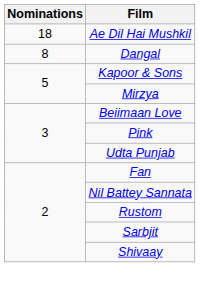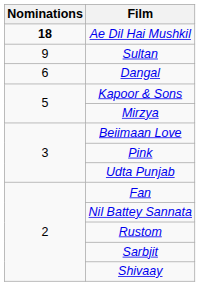(45, 34) normal -> (45, 34) bold
+ row: (140, 53)
(45, 53) 8 -> (45, 73) 6
